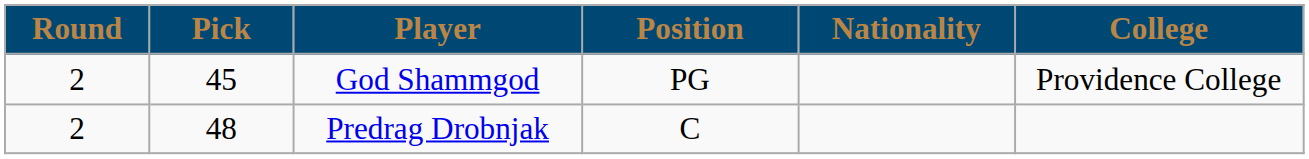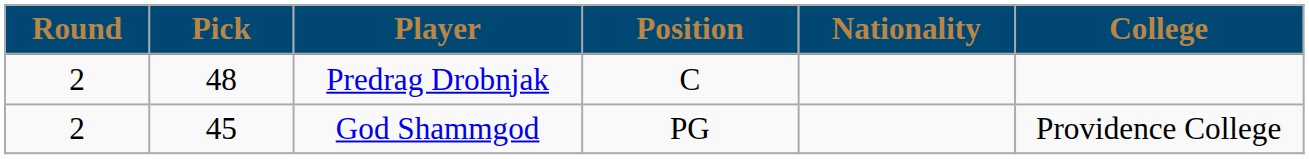rows swapped: (438, 78) <-> (438, 128)
